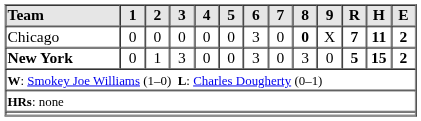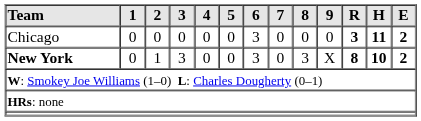(305, 36) bold -> (305, 36) normal
(330, 36) X -> (330, 36) 0
(354, 36) 7 -> (354, 36) 3
(330, 58) 0 -> (330, 58) X
(354, 58) 5 -> (354, 58) 8
(379, 58) 15 -> (379, 58) 10
